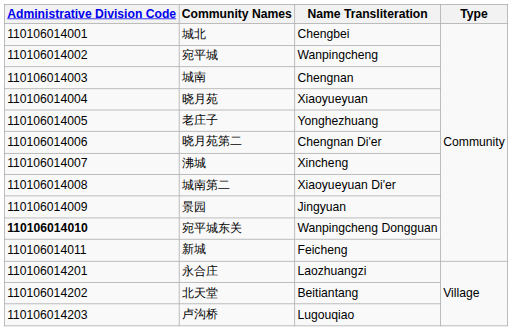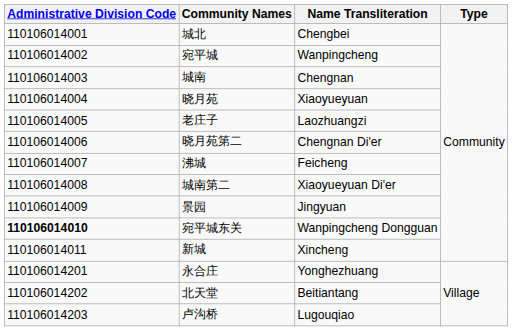(338, 120) Yonghezhuang -> (332, 120) Laozhuangzi
(323, 163) Xincheng -> (322, 163) Feicheng
(322, 250) Feicheng -> (323, 250) Xincheng
(332, 271) Laozhuangzi -> (338, 271) Yonghezhuang
